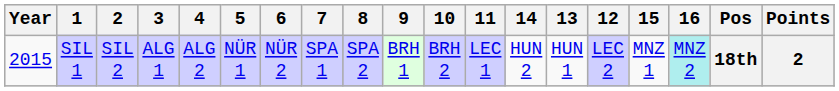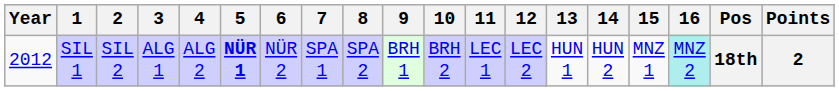columns swapped: (608, 19) <-> (526, 19)
(31, 60) 2015 -> (31, 60) 2012
(240, 60) normal -> (240, 60) bold
